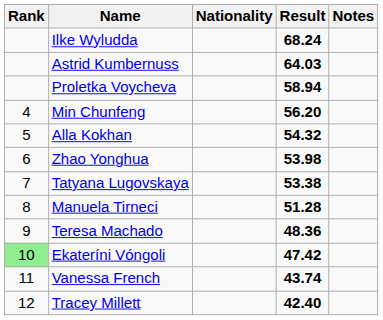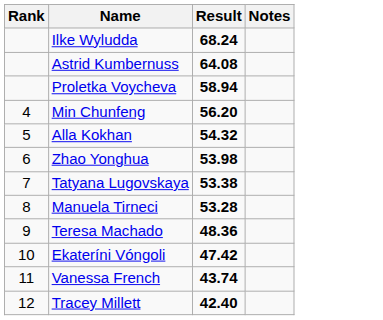- column: (234, 16)
(303, 64) 64.03 -> (219, 64) 64.08
(303, 207) 51.28 -> (219, 207) 53.28
(26, 254) lightgreen background -> (26, 254) no background
